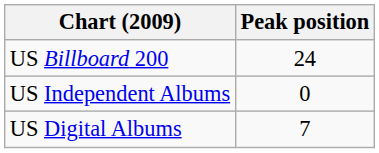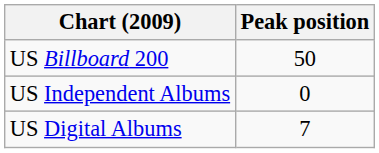(305, 57) 24 -> (305, 57) 50
